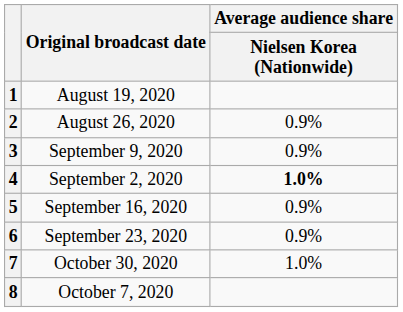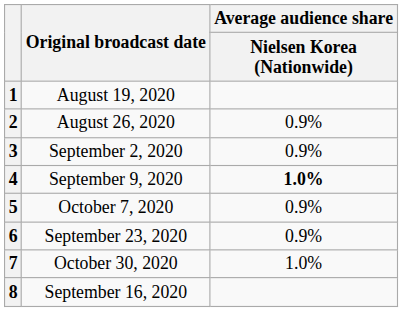(116, 151) September 9, 2020 -> (116, 151) September 2, 2020
(116, 179) September 2, 2020 -> (116, 179) September 9, 2020
(116, 207) September 16, 2020 -> (116, 207) October 7, 2020
(116, 292) October 7, 2020 -> (116, 292) September 16, 2020
